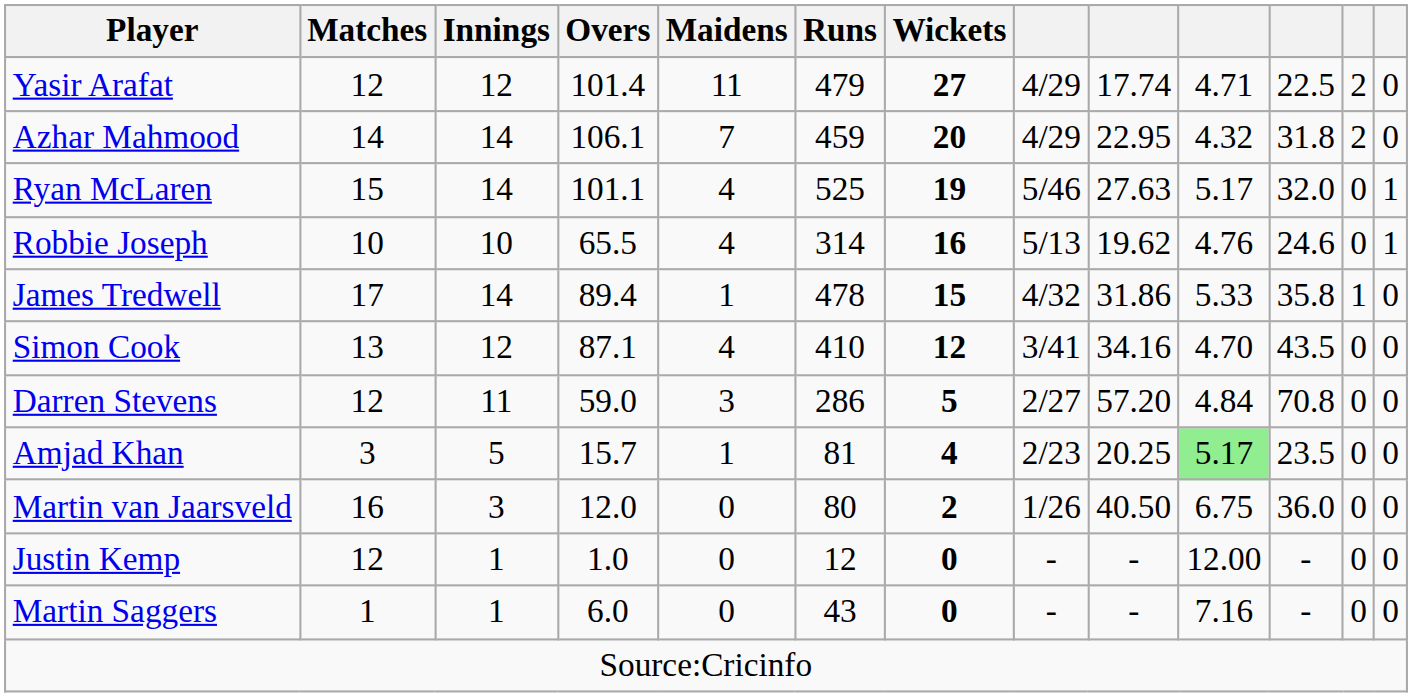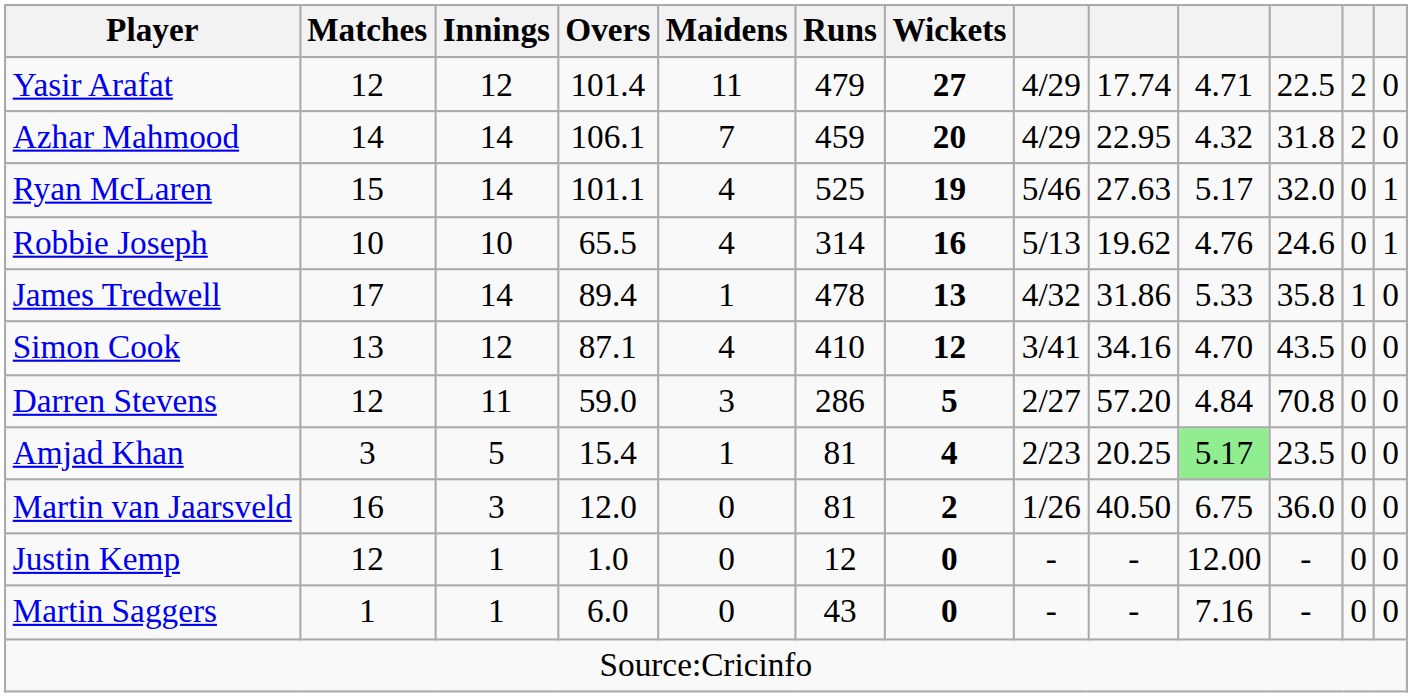(949, 294) 15 -> (949, 294) 13
(608, 453) 15.7 -> (608, 453) 15.4
(840, 505) 80 -> (840, 505) 81
